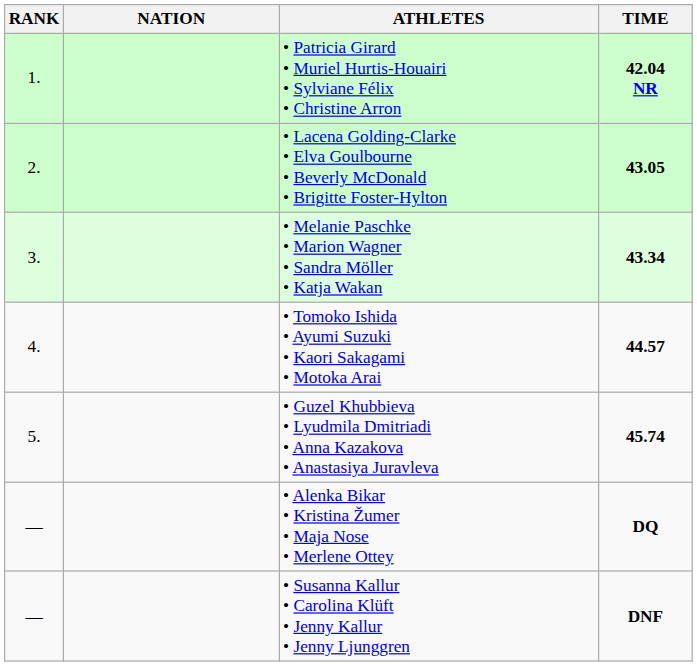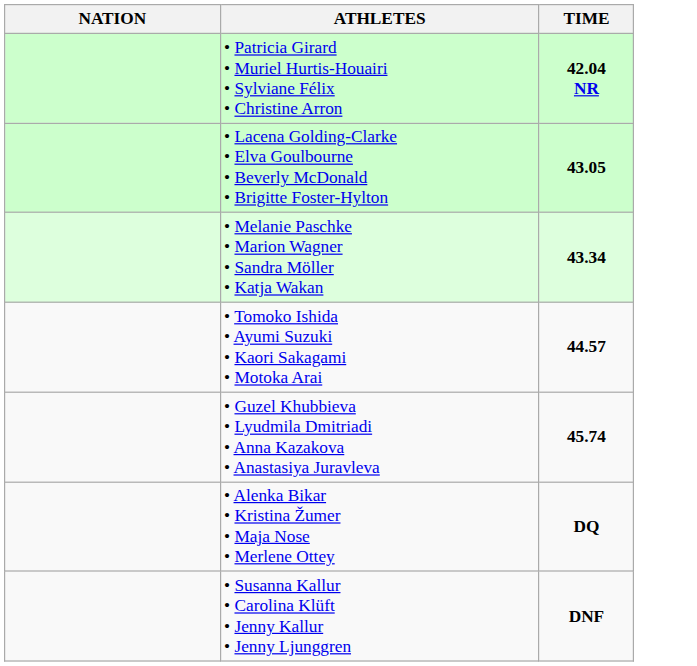- column: (34, 19)
